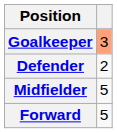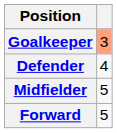(104, 66) 2 -> (104, 66) 4
